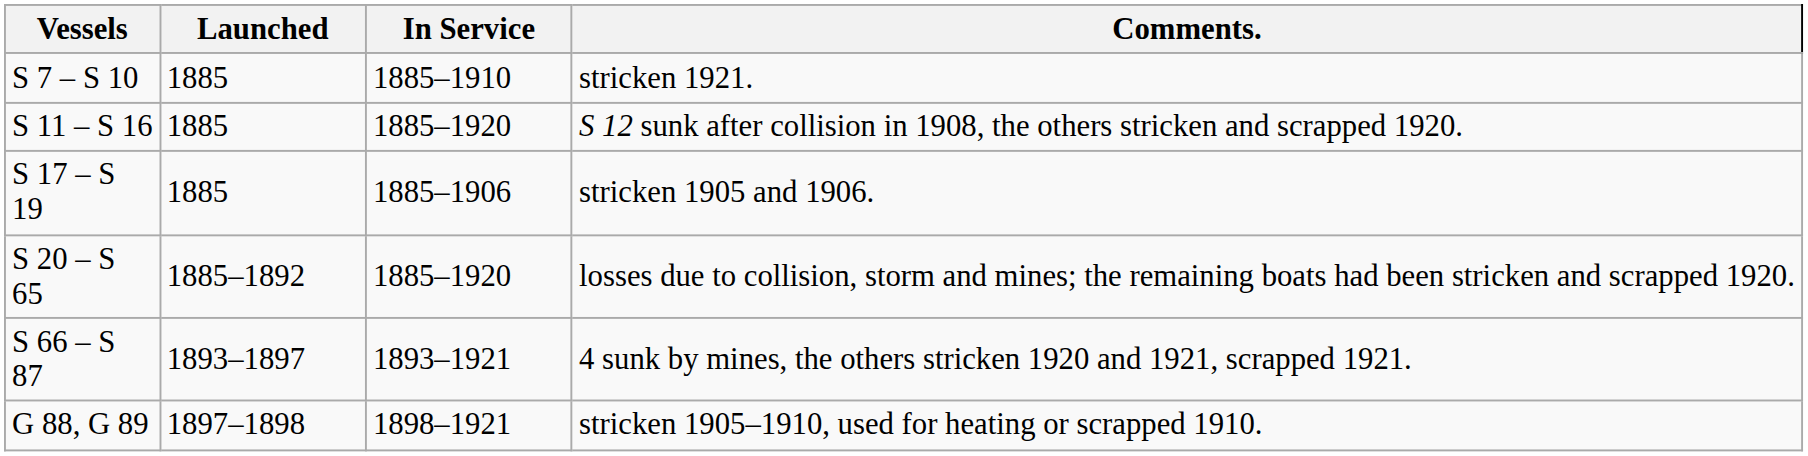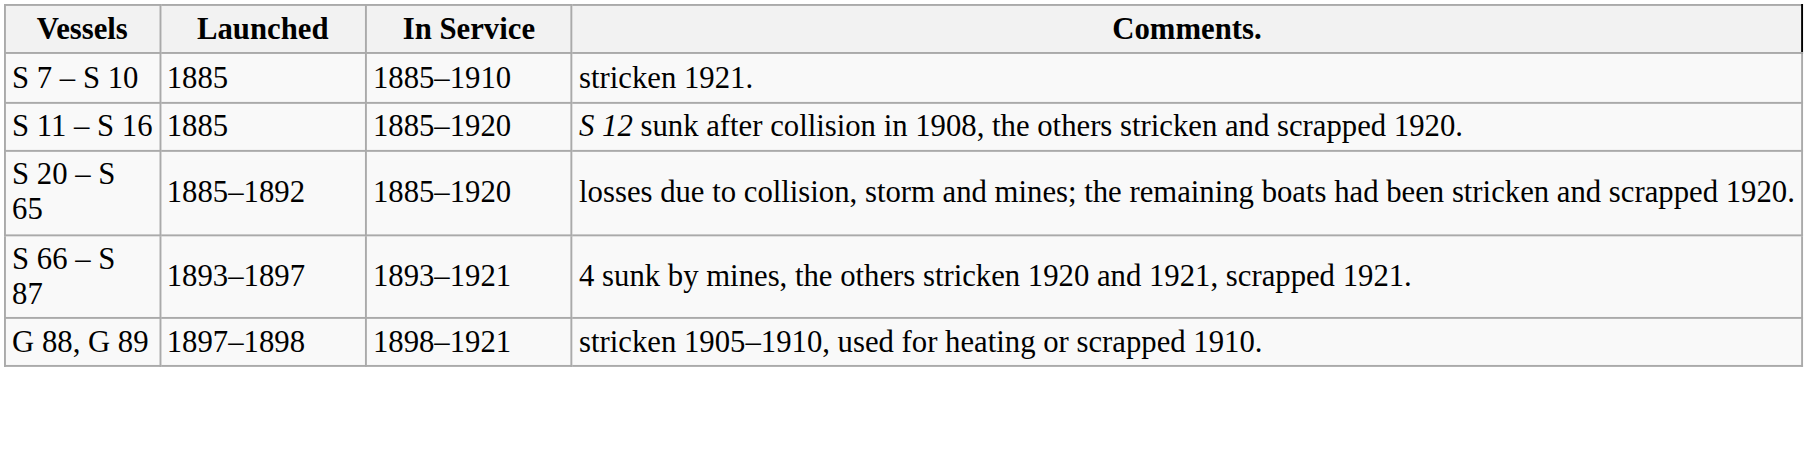- row: (64, 192)
